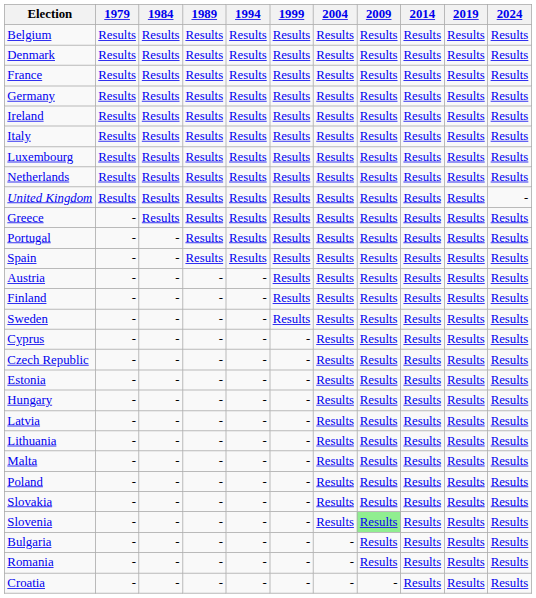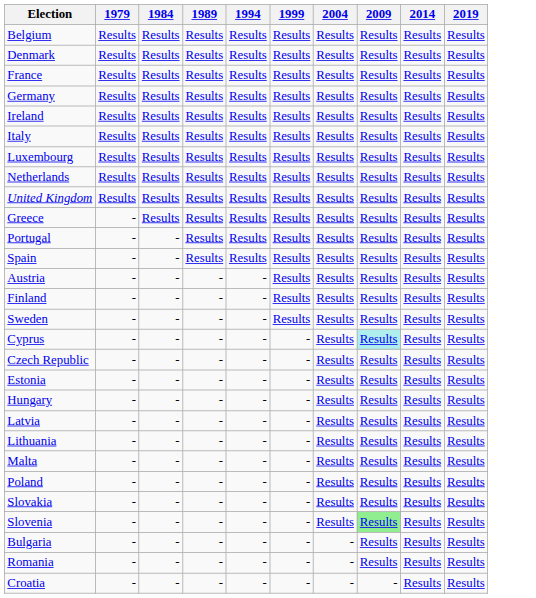- column: (509, 14)
(379, 339) no background -> (379, 339) paleturquoise background
